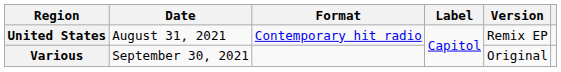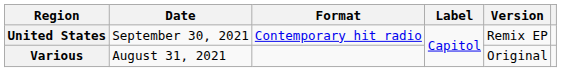(169, 35) August 31, 2021 -> (181, 35) September 30, 2021
(181, 56) September 30, 2021 -> (169, 56) August 31, 2021
